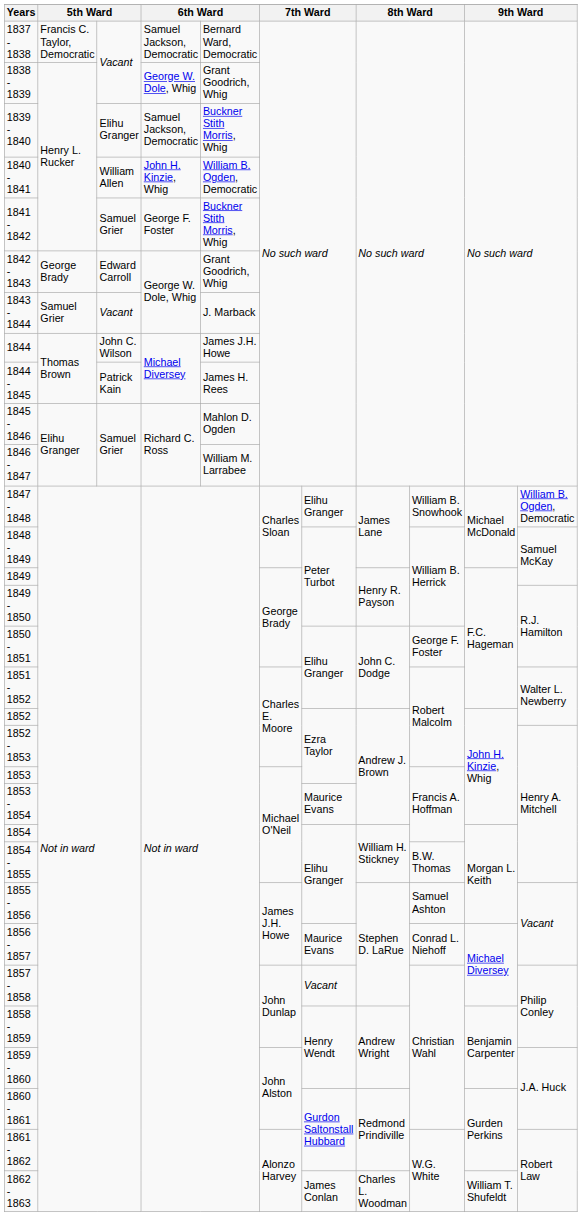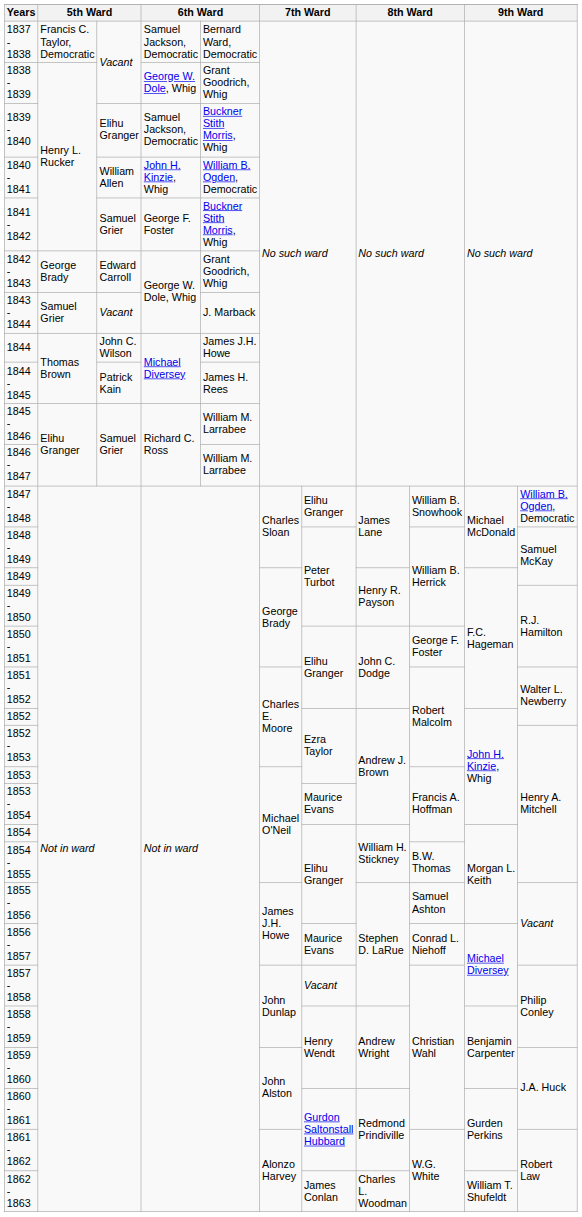(227, 424) Mahlon D. Ogden -> (228, 424) William M. Larrabee
